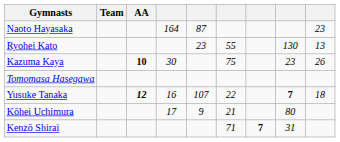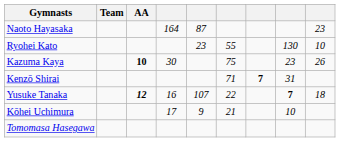(320, 46) 13 -> (320, 46) 10
rows swapped: (33, 128) <-> (51, 79)
(290, 112) 80 -> (290, 112) 10
